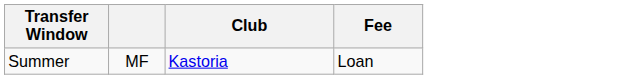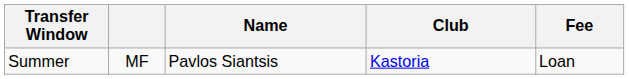+ column: (266, 26)
